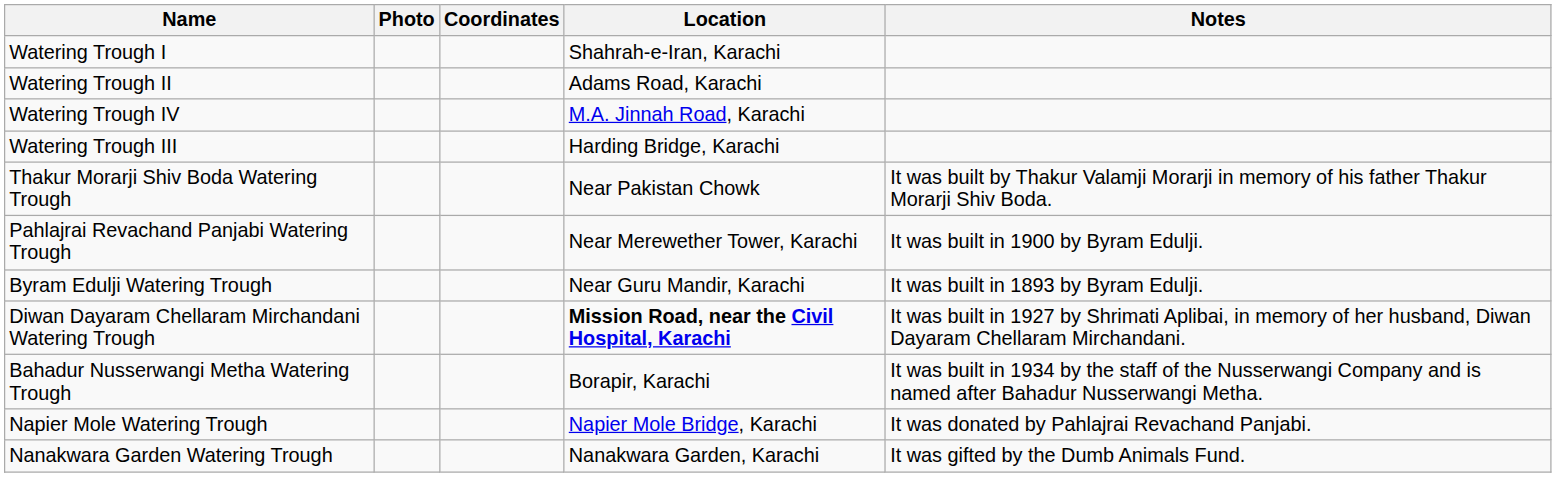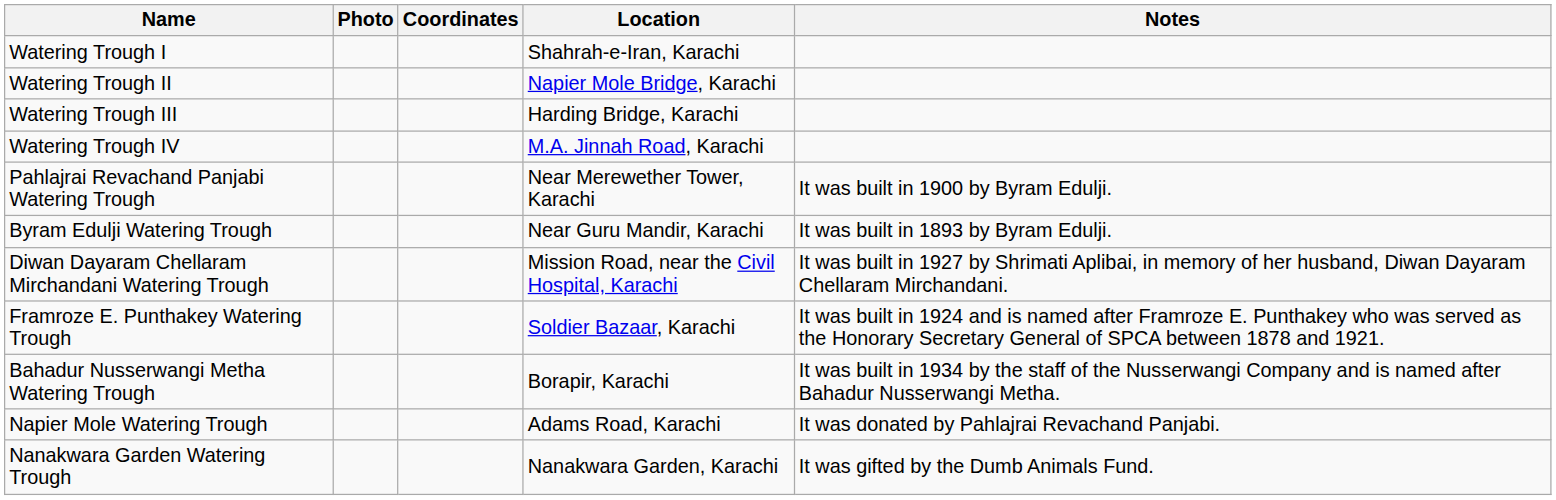(665, 83) Adams Road, Karachi -> (652, 83) Napier Mole Bridge, Karachi
rows swapped: (93, 146) <-> (94, 114)
- row: (163, 188)
(701, 327) bold -> (651, 273) normal
+ row: (155, 327)
(693, 424) Napier Mole Bridge, Karachi -> (624, 424) Adams Road, Karachi
